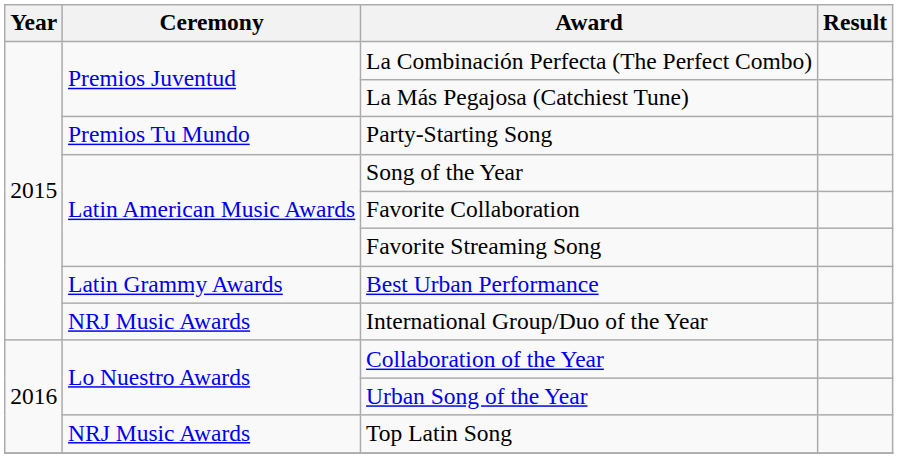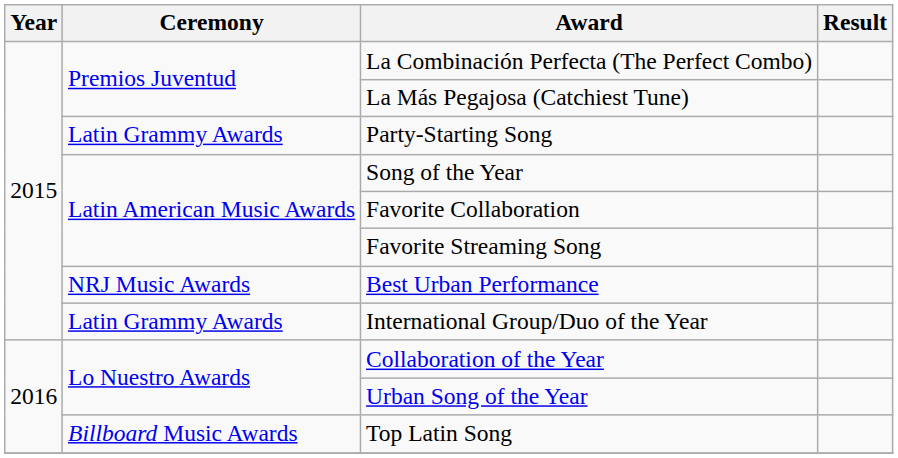(159, 135) Premios Tu Mundo -> (175, 135) Latin Grammy Awards
(175, 284) Latin Grammy Awards -> (159, 284) NRJ Music Awards
(159, 321) NRJ Music Awards -> (175, 321) Latin Grammy Awards
(159, 433) NRJ Music Awards -> (183, 433) Billboard Music Awards
